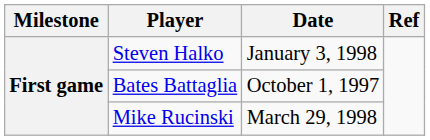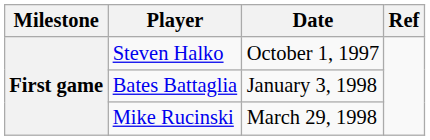(312, 53) January 3, 1998 -> (313, 53) October 1, 1997
(313, 85) October 1, 1997 -> (312, 85) January 3, 1998
